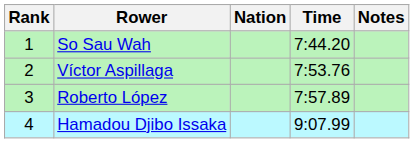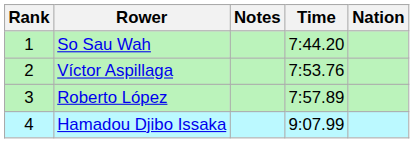columns swapped: (260, 17) <-> (381, 17)
